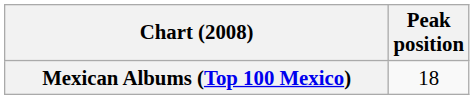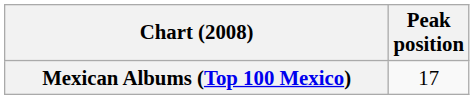(429, 77) 18 -> (429, 77) 17
